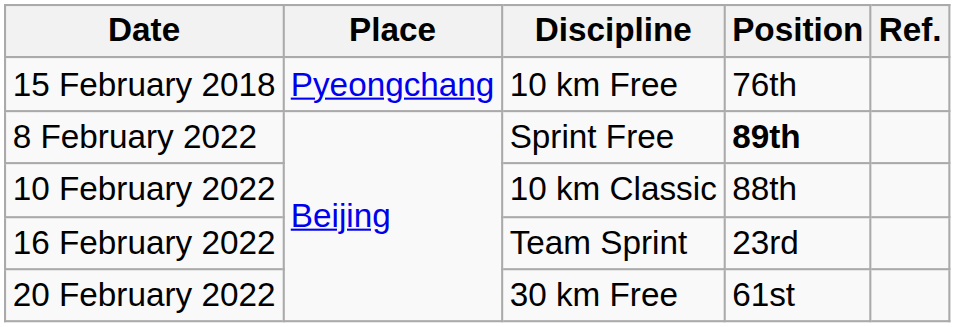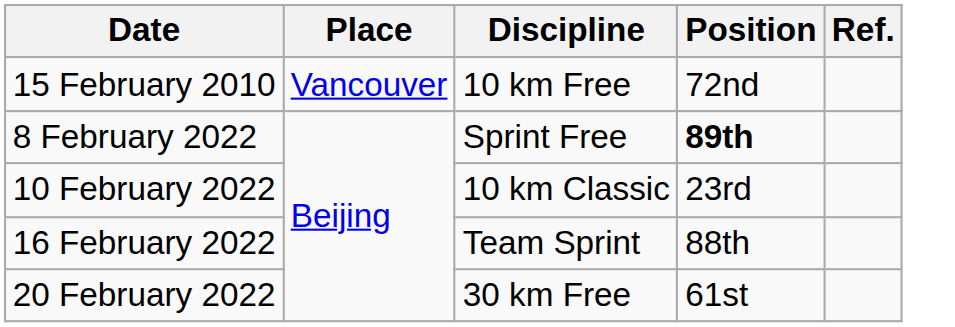+ row: (144, 83)
- row: (144, 83)
(765, 189) 88th -> (719, 189) 23rd
(765, 242) 23rd -> (718, 242) 88th
